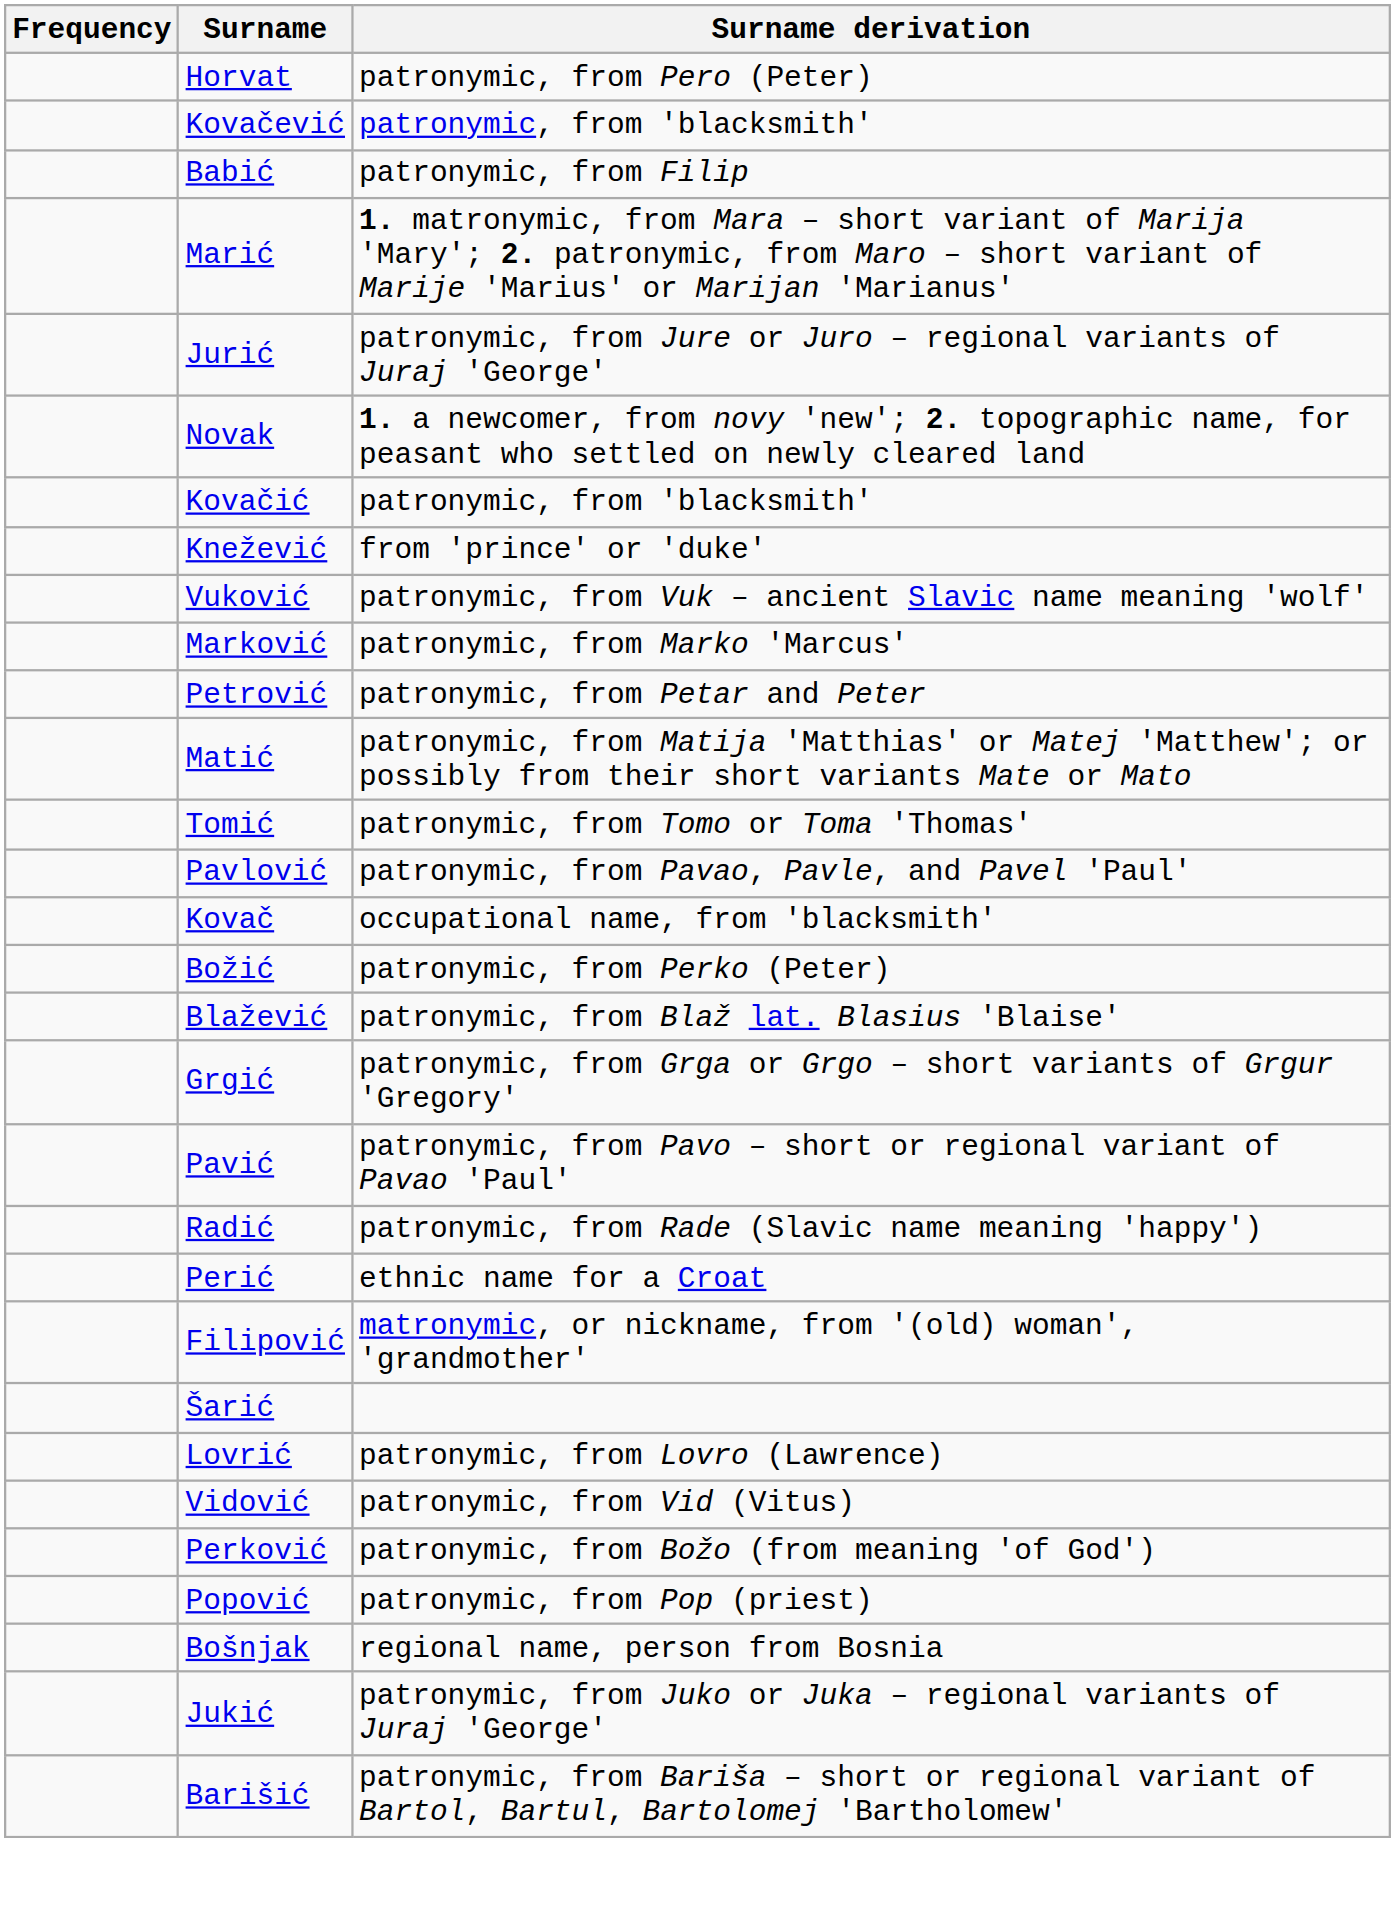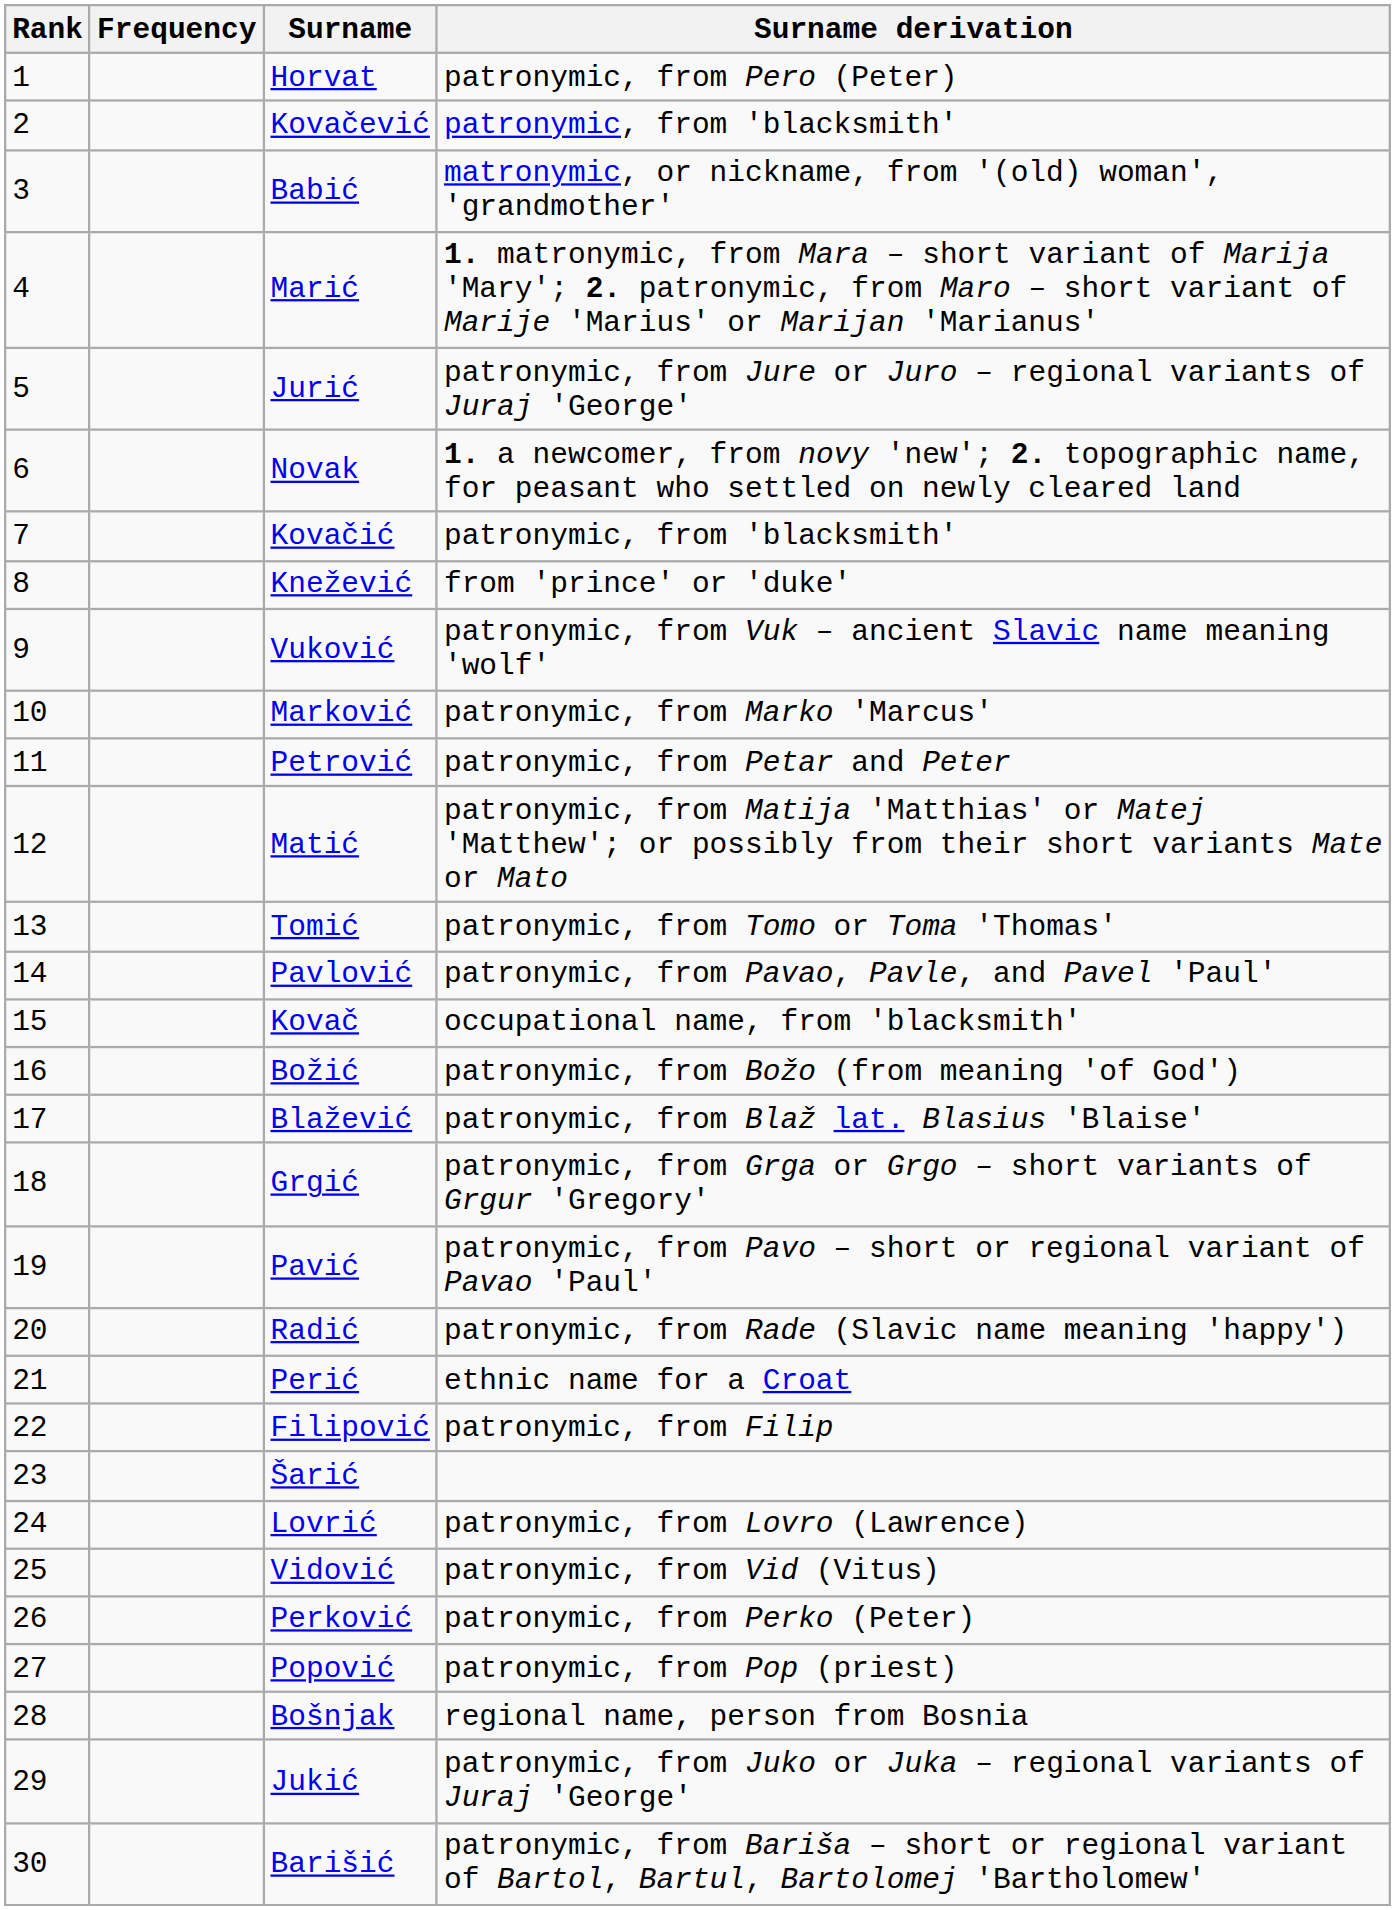+ column: (48, 29)
(554, 173) patronymic, from Filip -> (834, 190) matronymic, or nickname, from '(old) woman', 'grandmother'
(625, 969) patronymic, from Perko (Peter) -> (842, 1071) patronymic, from Božo (from meaning 'of God')
(749, 1343) matronymic, or nickname, from '(old) woman', 'grandmother' -> (639, 1428) patronymic, from Filip
(758, 1552) patronymic, from Božo (from meaning 'of God') -> (710, 1620) patronymic, from Perko (Peter)
